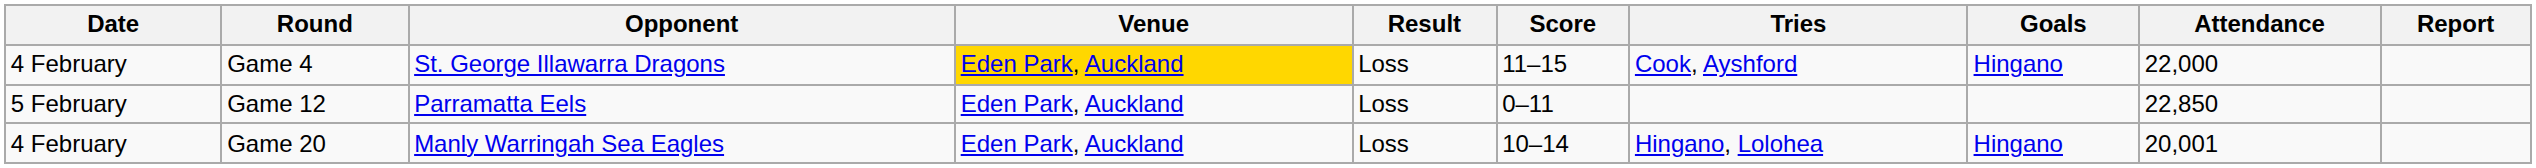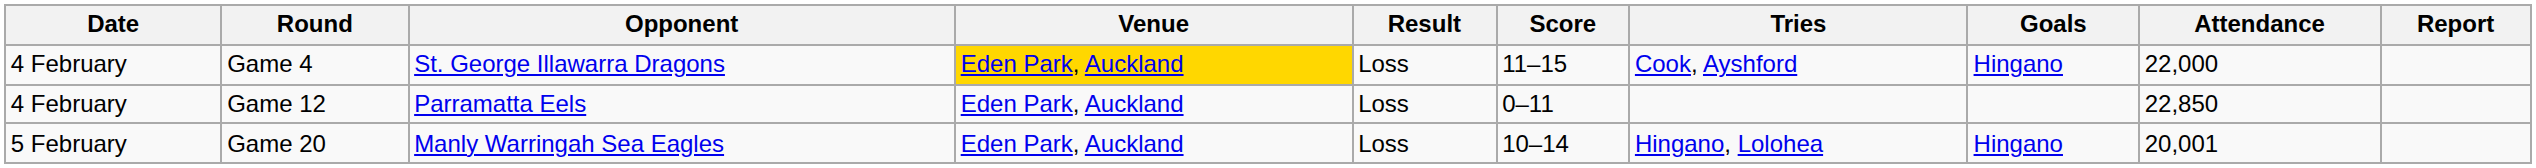(69, 104) 5 February -> (69, 104) 4 February
(69, 143) 4 February -> (69, 143) 5 February
